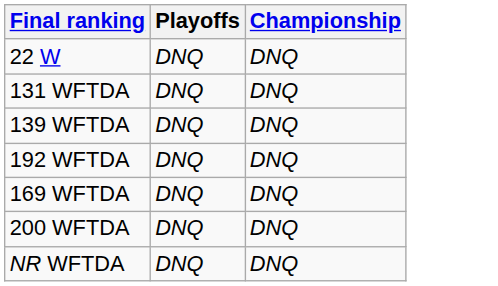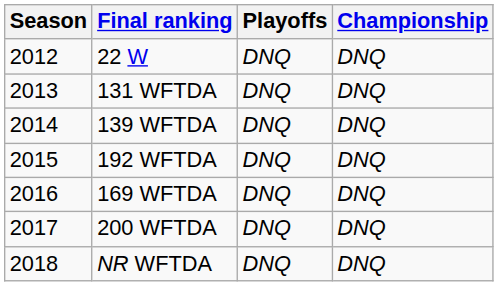+ column: (48, 21)
